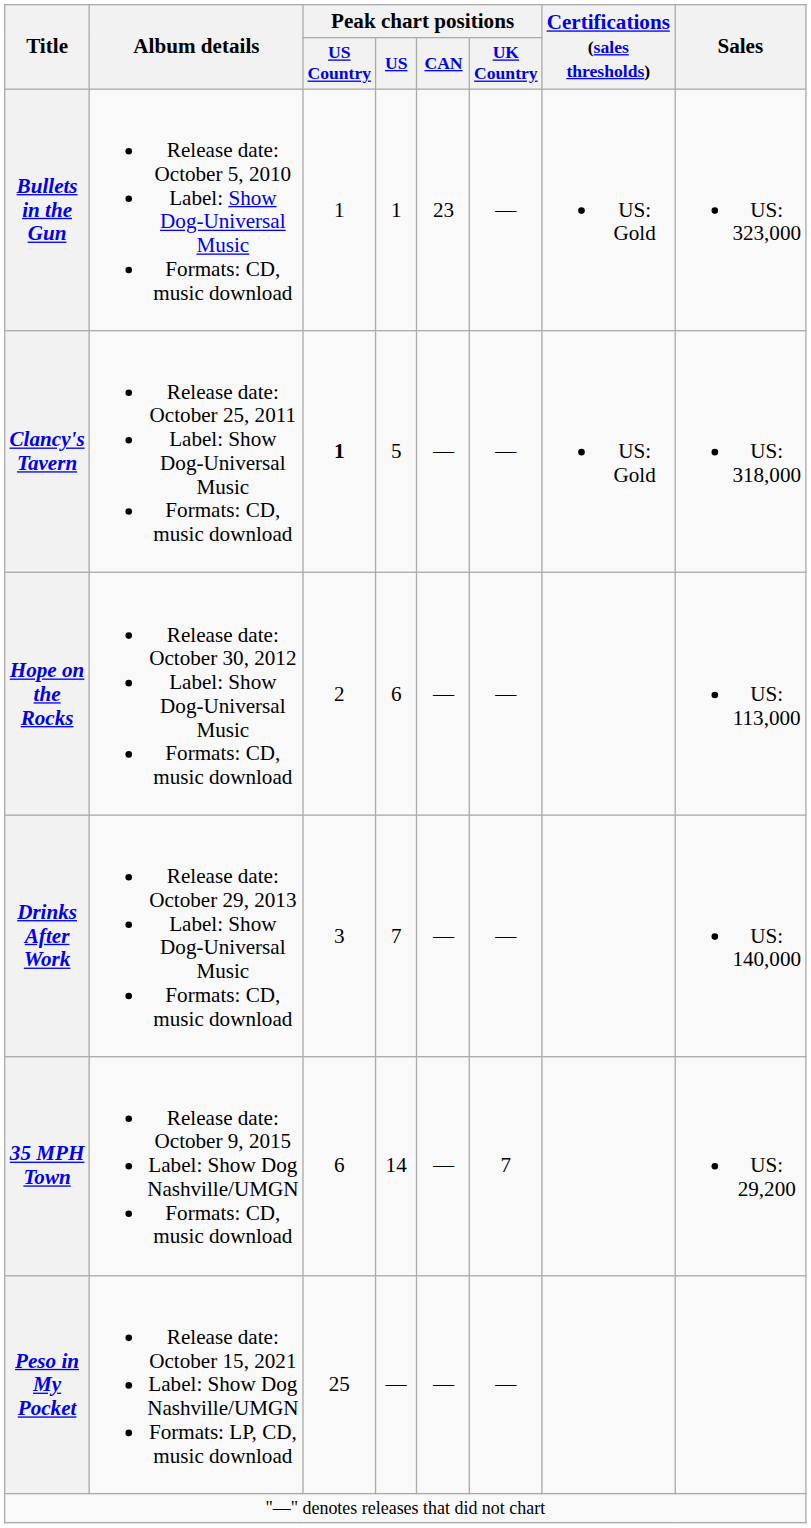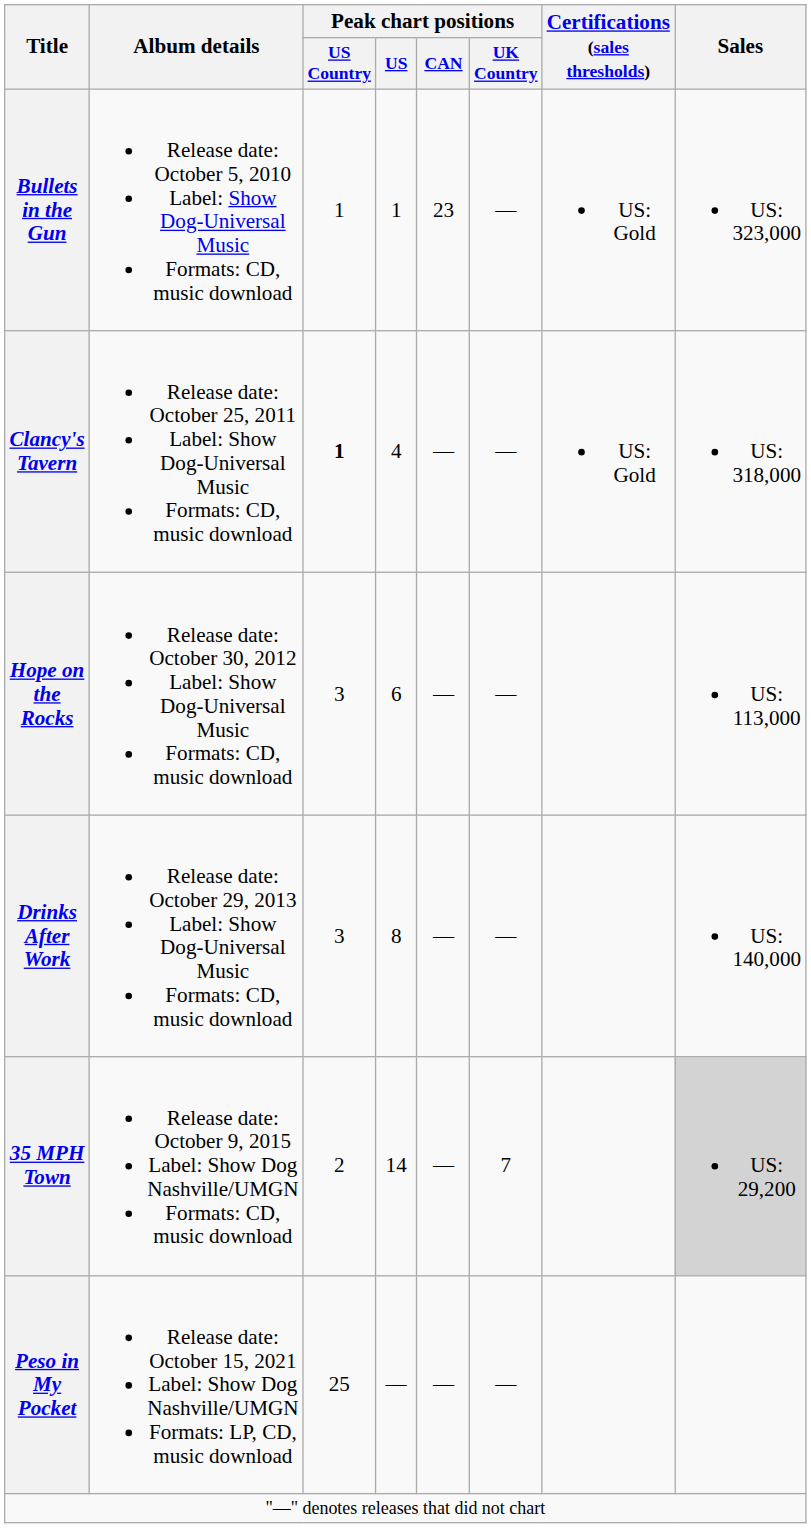(396, 451) 5 -> (396, 451) 4
(339, 693) 2 -> (339, 693) 3
(396, 935) 7 -> (396, 935) 8
(339, 1165) 6 -> (339, 1165) 2
(740, 1178) no background -> (740, 1178) lightgrey background
